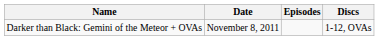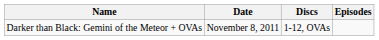columns swapped: (348, 12) <-> (302, 12)
